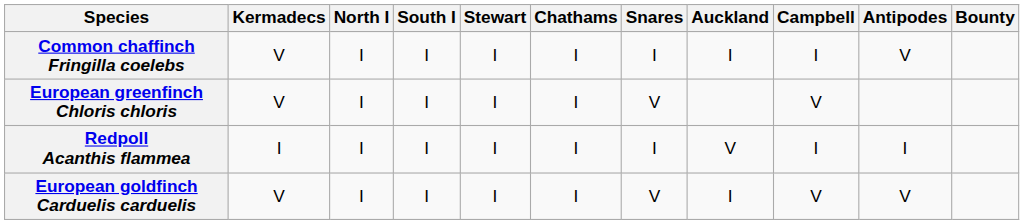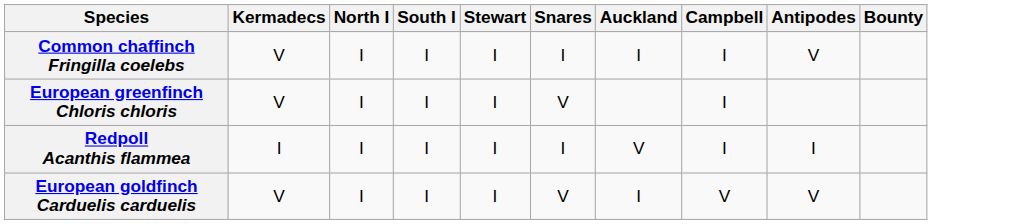- column: (576, 18)
(816, 102) V -> (724, 102) I
